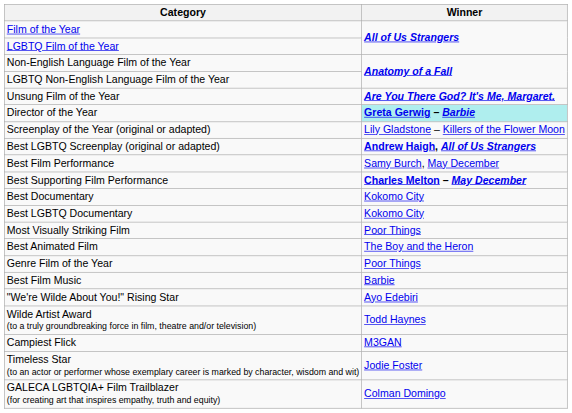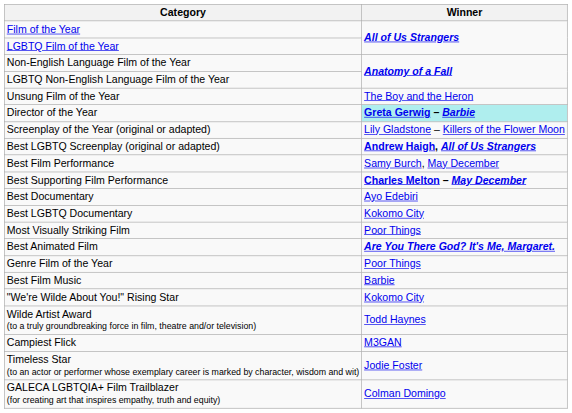(460, 96) Are You There God? It's Me, Margaret. -> (419, 96) The Boy and the Heron
(394, 197) Kokomo City -> (391, 197) Ayo Edebiri
(419, 247) The Boy and the Heron -> (460, 247) Are You There God? It's Me, Margaret.
(391, 297) Ayo Edebiri -> (394, 297) Kokomo City
